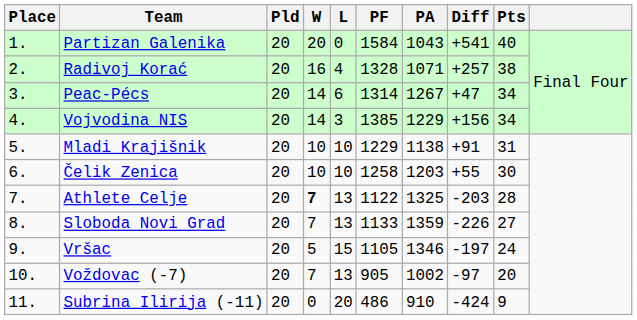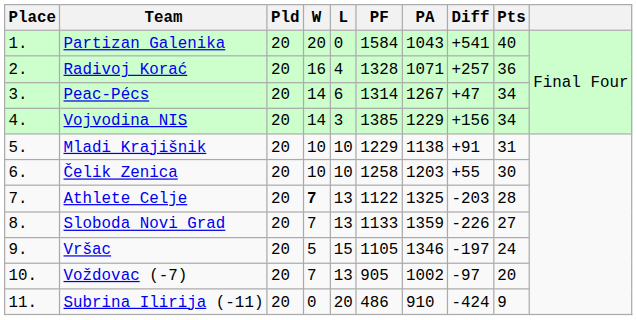(507, 69) 38 -> (507, 69) 36
